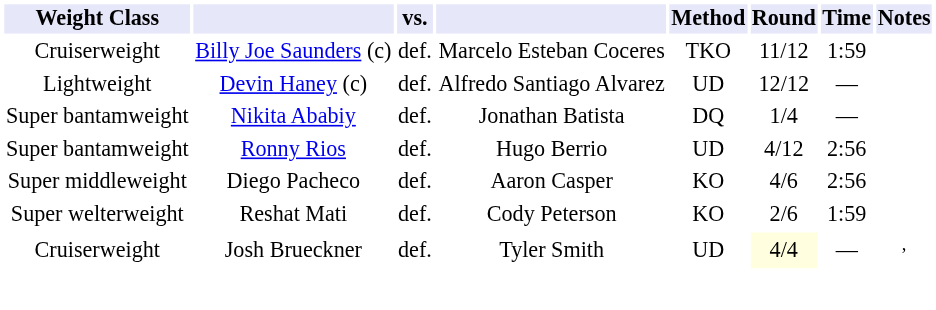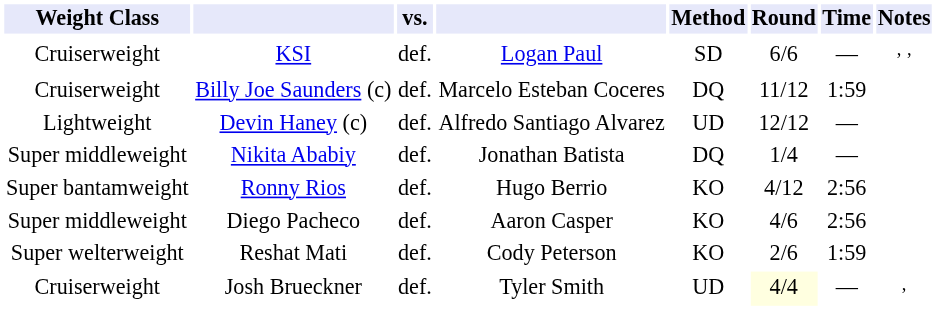+ row: (293, 54)
(708, 51) TKO -> (708, 89) DQ
(97, 116) Super bantamweight -> (97, 154) Super middleweight
(708, 149) UD -> (708, 187) KO
